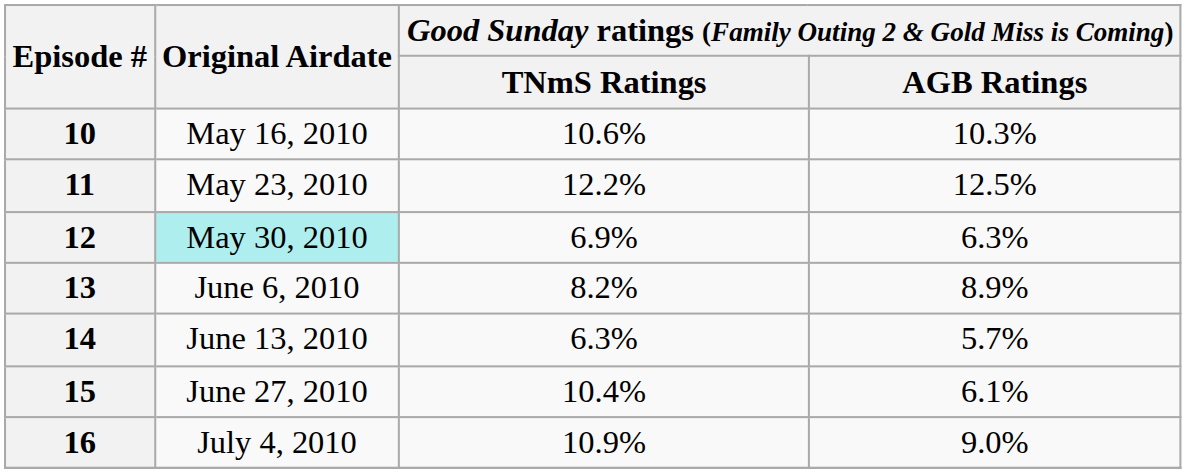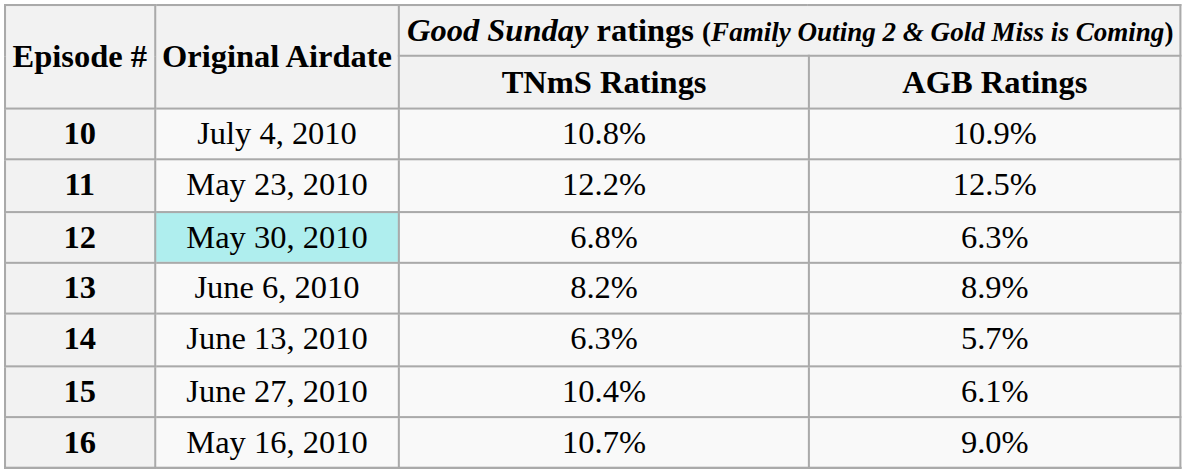(277, 133) May 16, 2010 -> (277, 133) July 4, 2010
(604, 133) 10.6% -> (604, 133) 10.8%
(995, 133) 10.3% -> (995, 133) 10.9%
(604, 236) 6.9% -> (604, 236) 6.8%
(277, 442) July 4, 2010 -> (277, 442) May 16, 2010
(604, 442) 10.9% -> (604, 442) 10.7%
